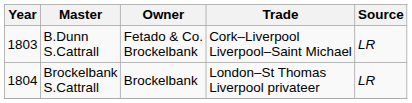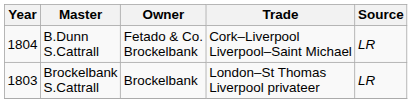(22, 44) 1803 -> (22, 44) 1804
(22, 80) 1804 -> (22, 80) 1803
